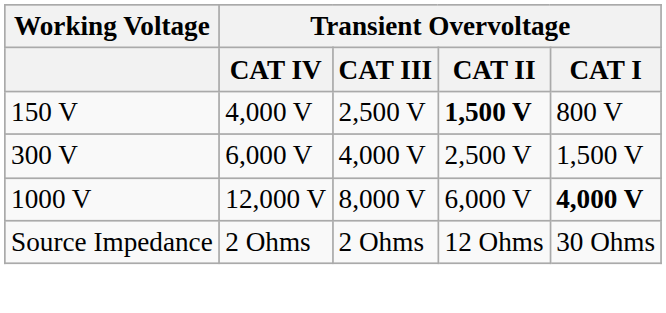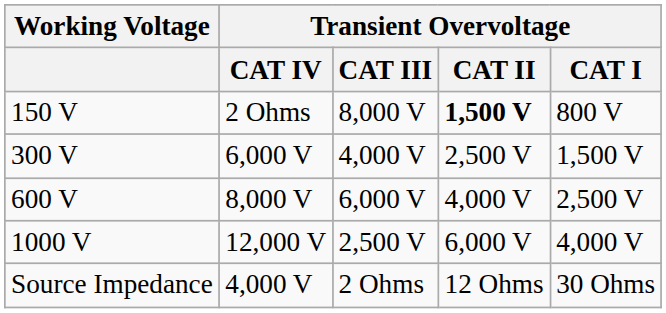(269, 112) 4,000 V -> (268, 112) 2 Ohms
(382, 112) 2,500 V -> (382, 112) 8,000 V
+ row: (44, 198)
(382, 198) 8,000 V -> (382, 241) 2,500 V
(600, 198) bold -> (600, 241) normal
(268, 241) 2 Ohms -> (269, 284) 4,000 V
